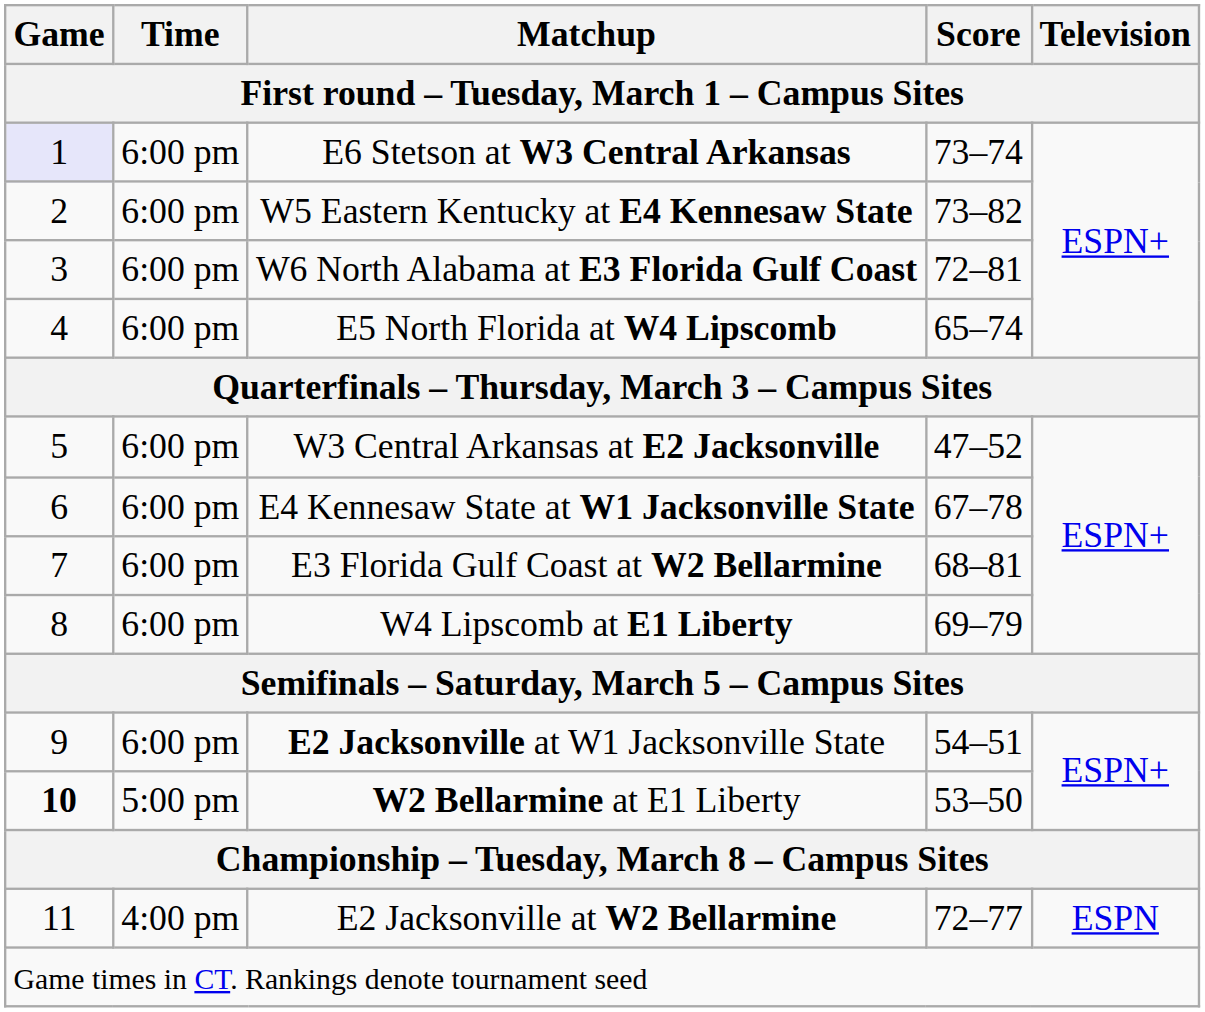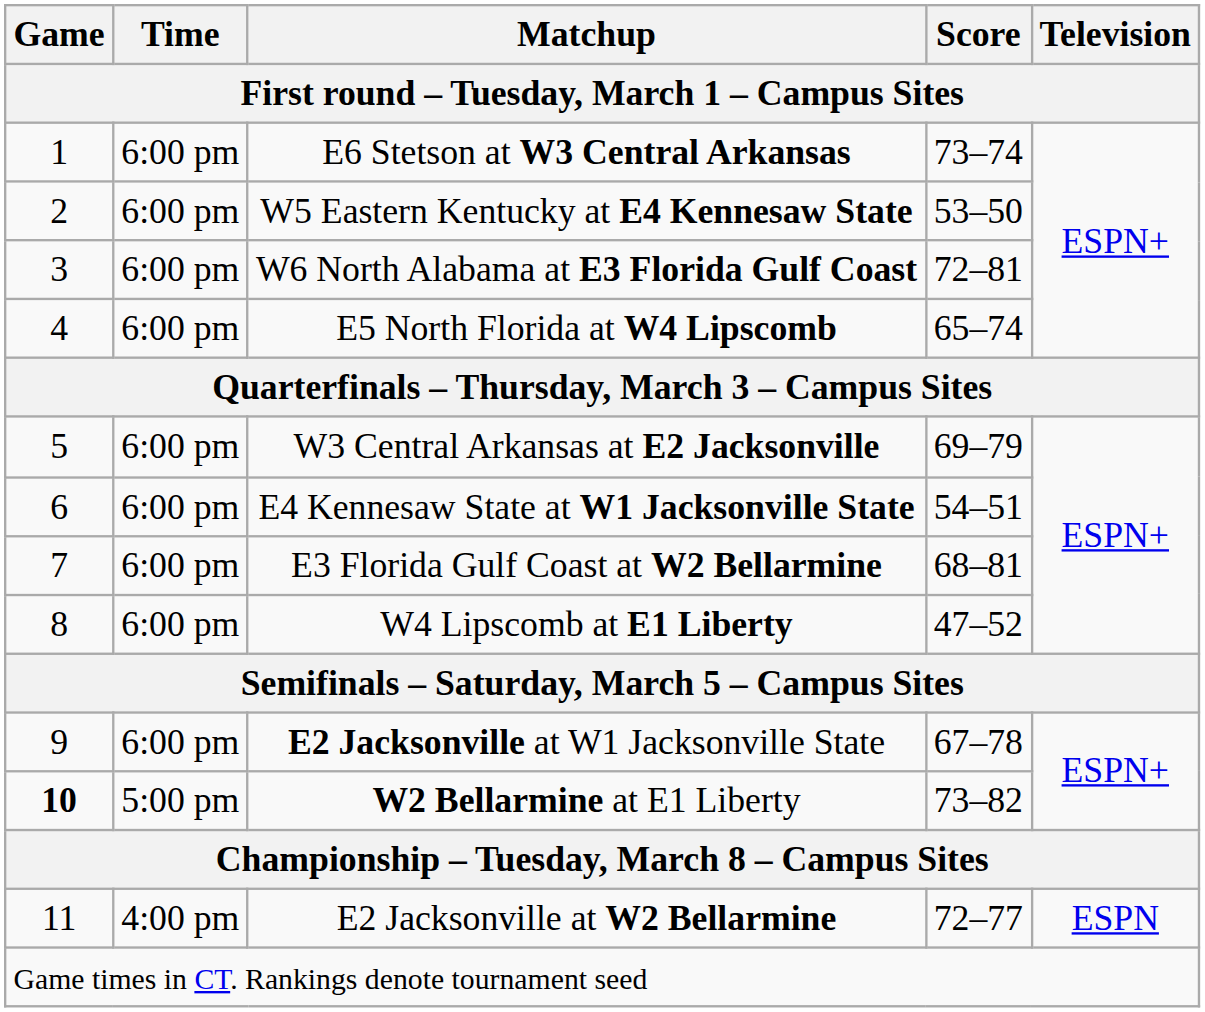(59, 151) lavender background -> (59, 151) no background
(978, 210) 73–82 -> (978, 210) 53–50
(978, 446) 47–52 -> (978, 446) 69–79
(978, 505) 67–78 -> (978, 505) 54–51
(978, 623) 69–79 -> (978, 623) 47–52
(978, 740) 54–51 -> (978, 740) 67–78
(978, 799) 53–50 -> (978, 799) 73–82
